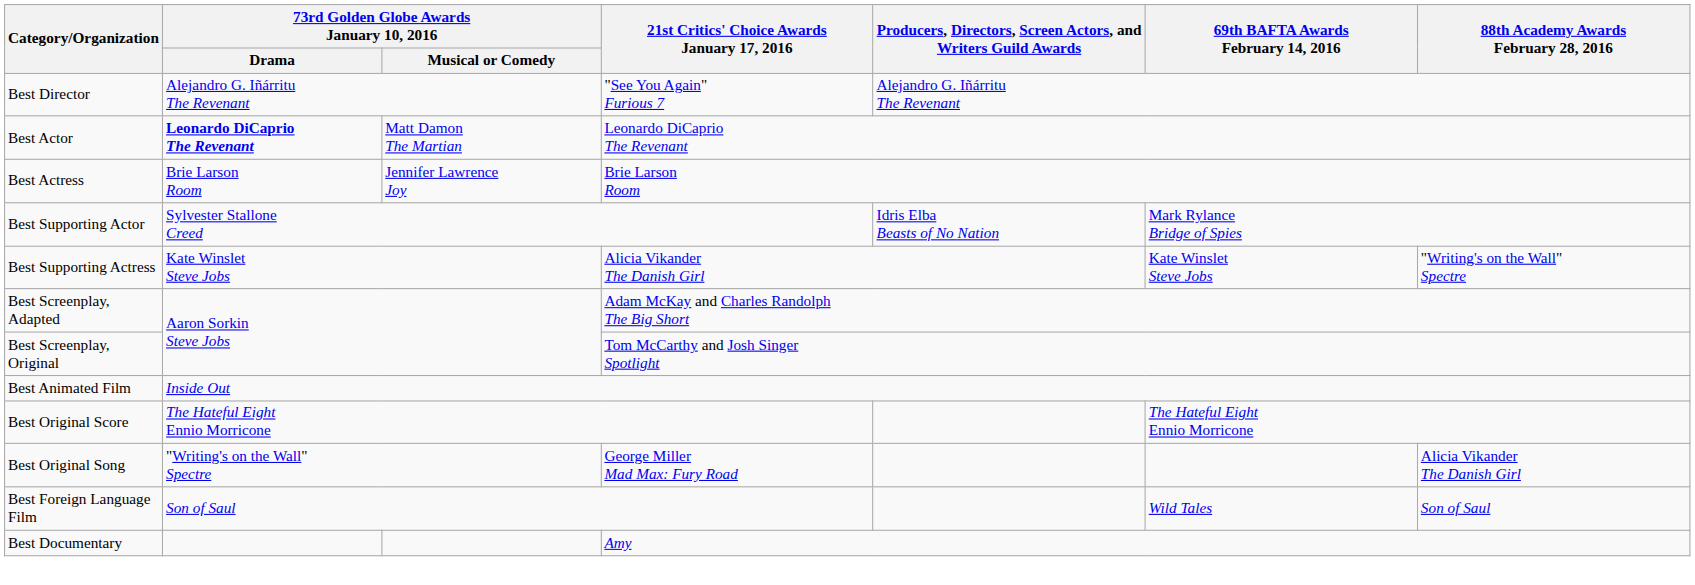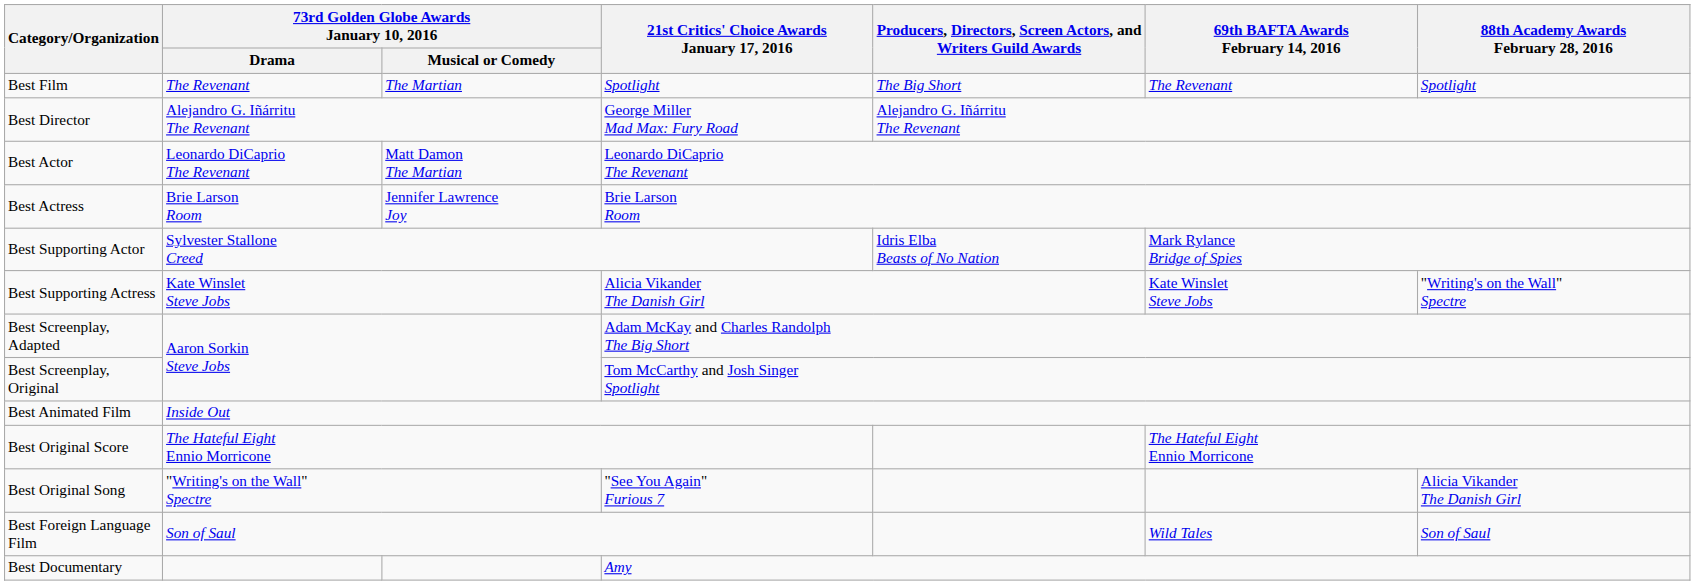+ row: (38, 85)
(656, 94) "See You Again" Furious 7 -> (671, 120) George Miller Mad Max: Fury Road
(230, 138) bold -> (226, 163) normal
(671, 465) George Miller Mad Max: Fury Road -> (656, 490) "See You Again" Furious 7
